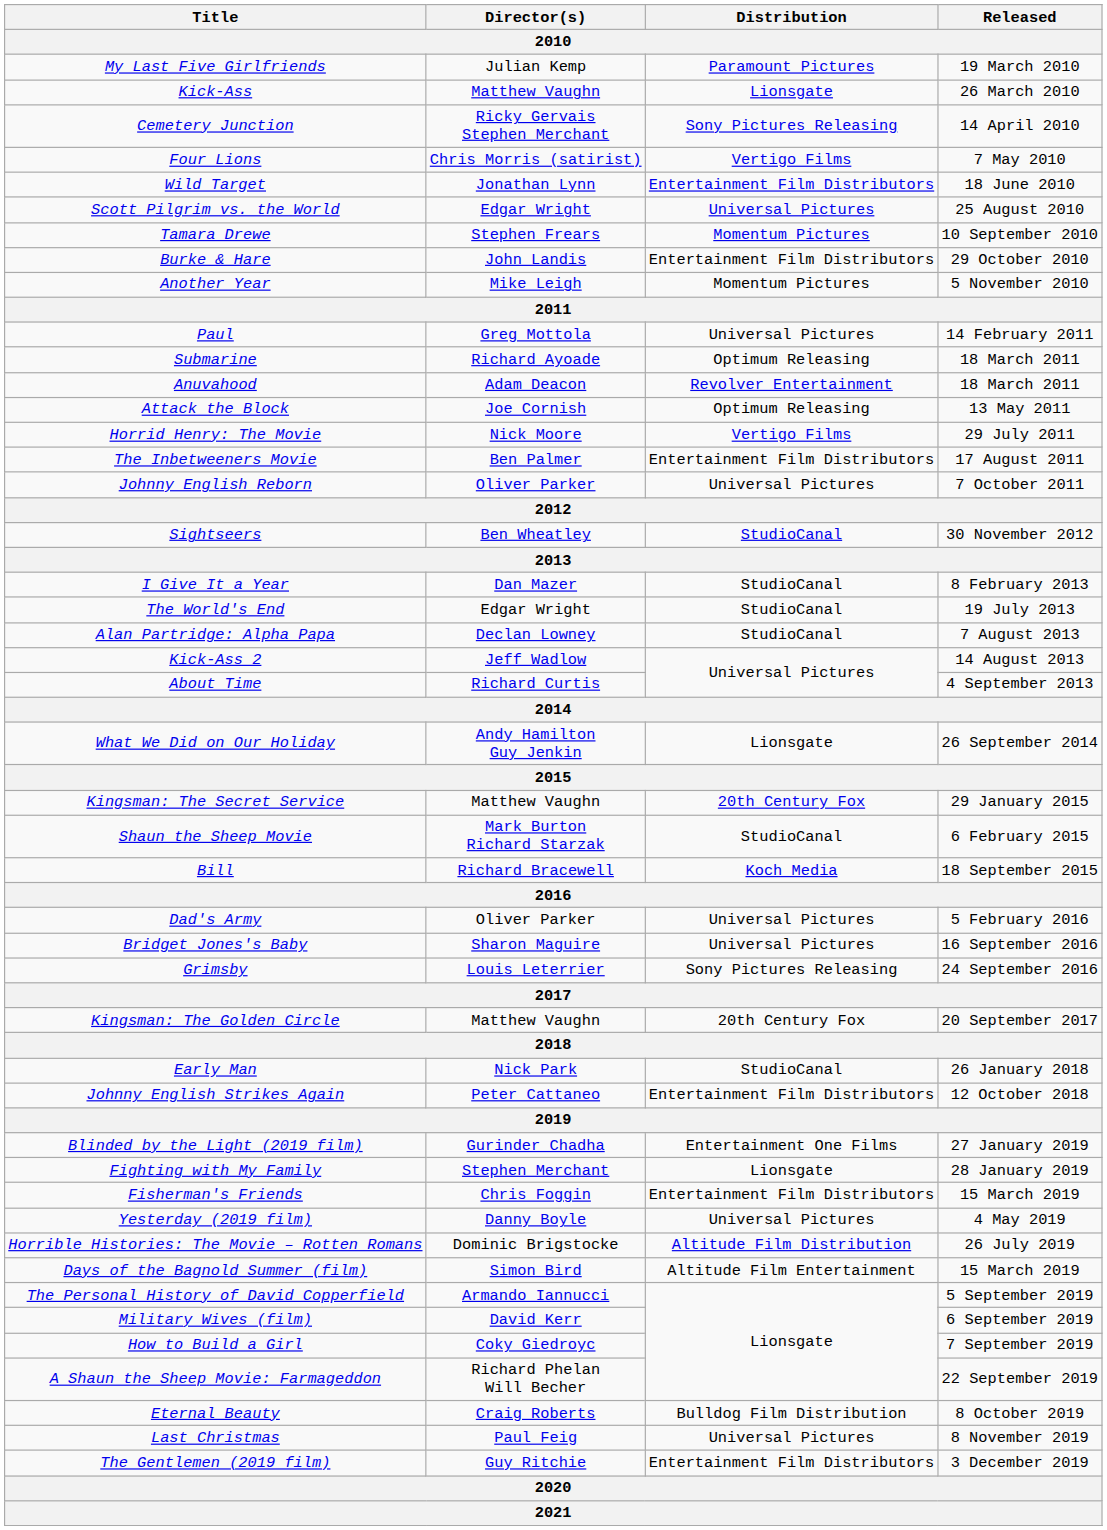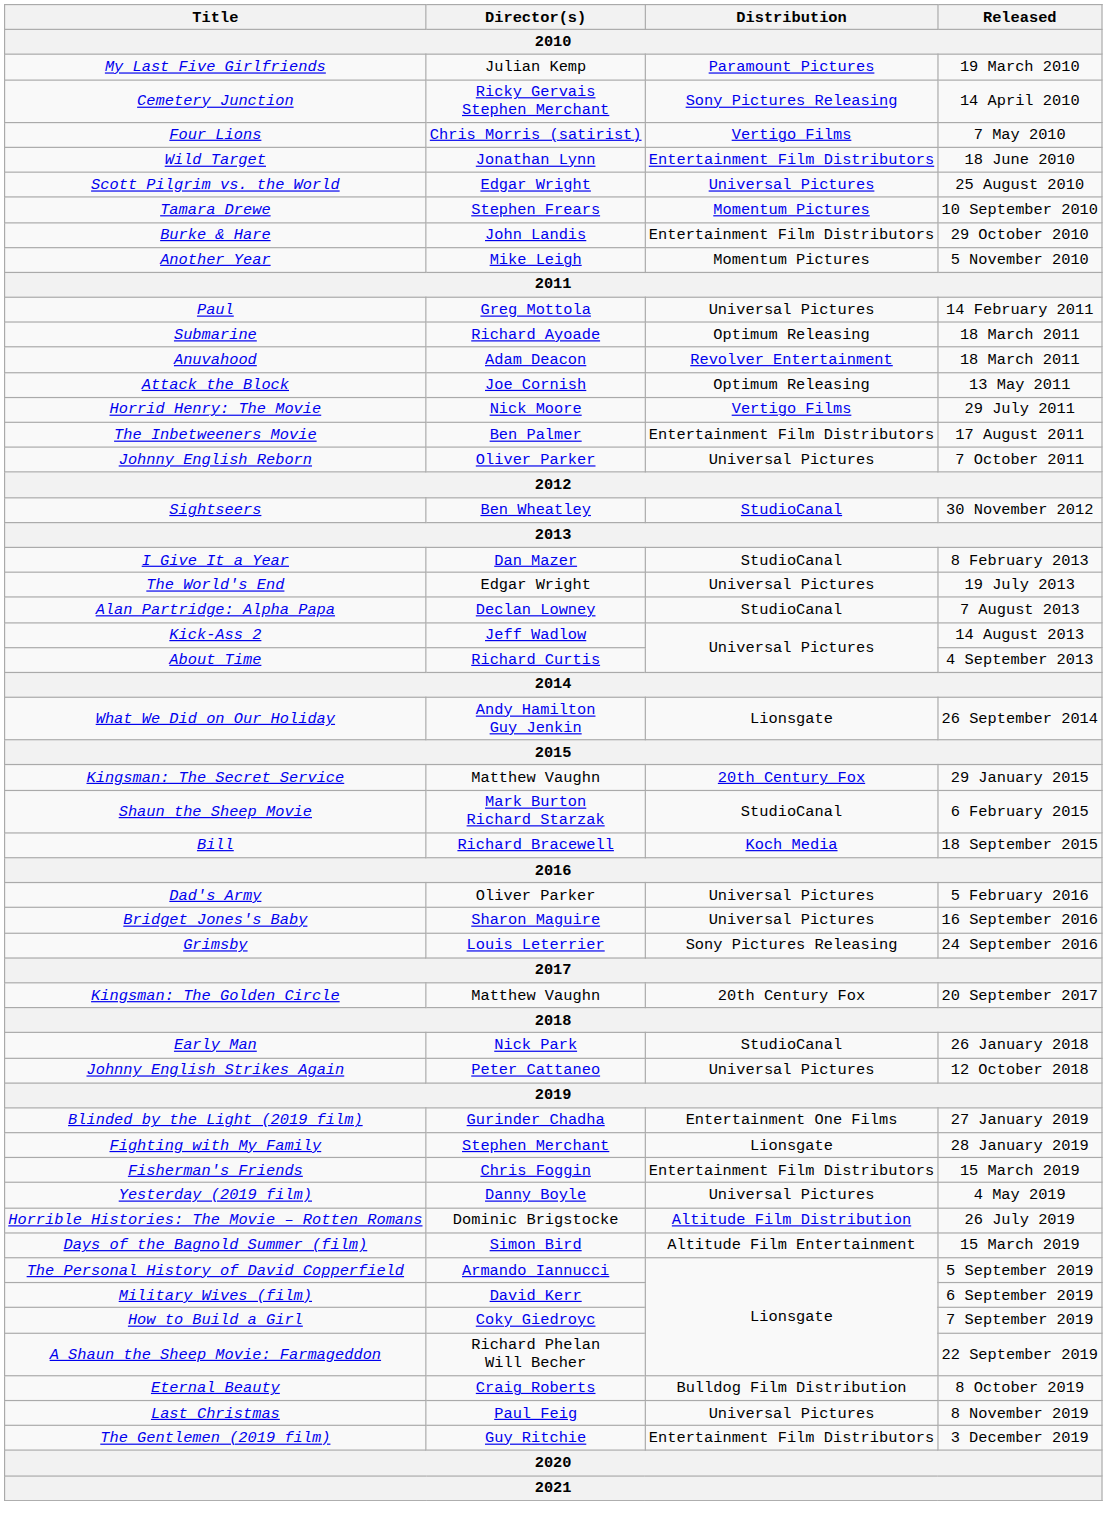- row: (215, 92)
(792, 610) StudioCanal -> (792, 585) Universal Pictures
(792, 1095) Entertainment Film Distributors -> (792, 1070) Universal Pictures
